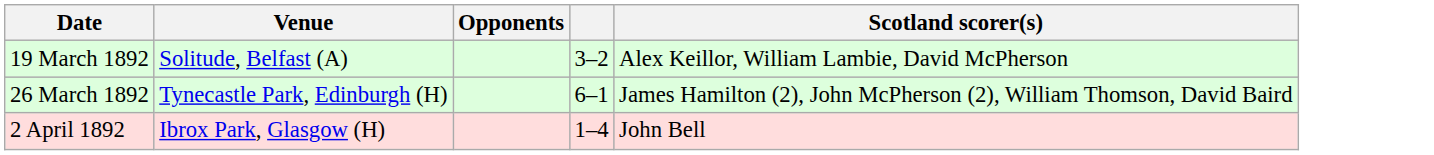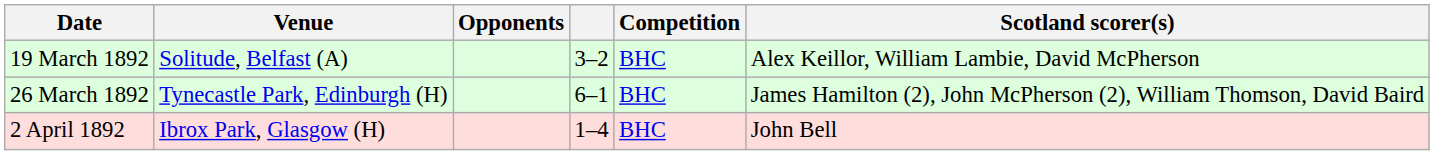+ column: (680, 22)
